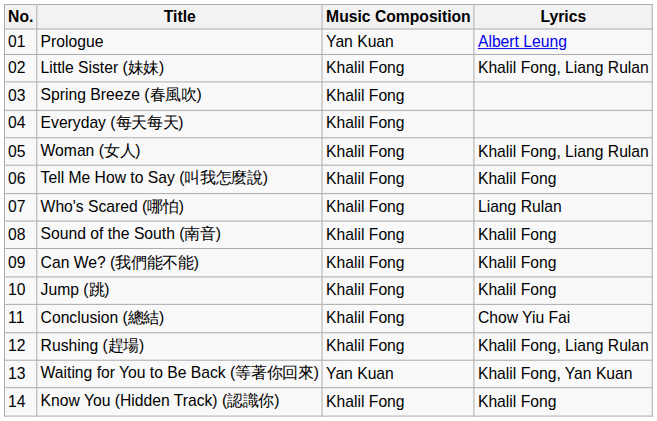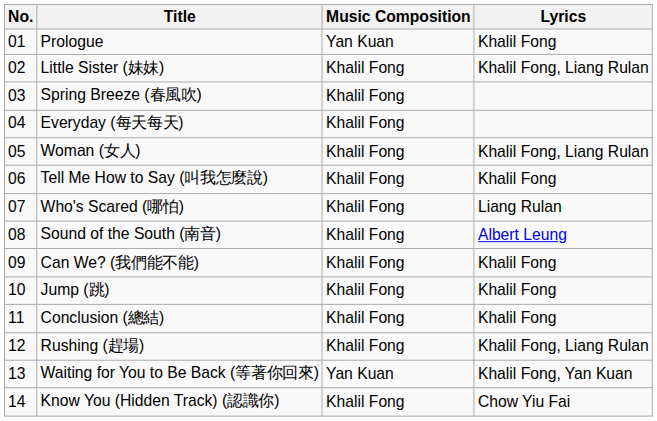(522, 41) Albert Leung -> (517, 41) Khalil Fong
(517, 234) Khalil Fong -> (522, 234) Albert Leung
(524, 318) Chow Yiu Fai -> (517, 318) Khalil Fong
(517, 401) Khalil Fong -> (524, 401) Chow Yiu Fai
